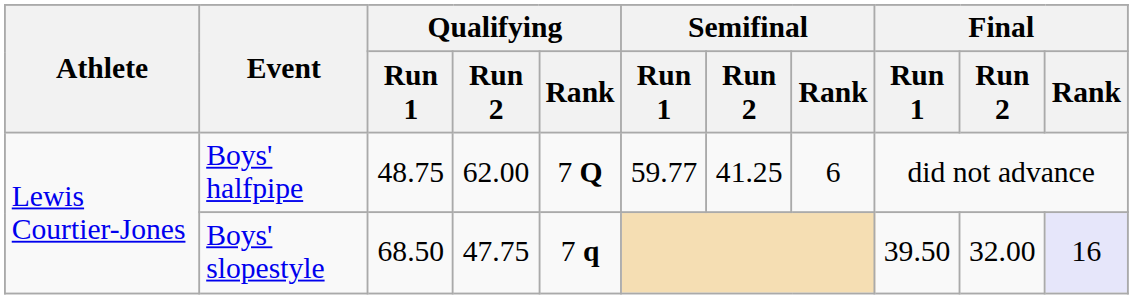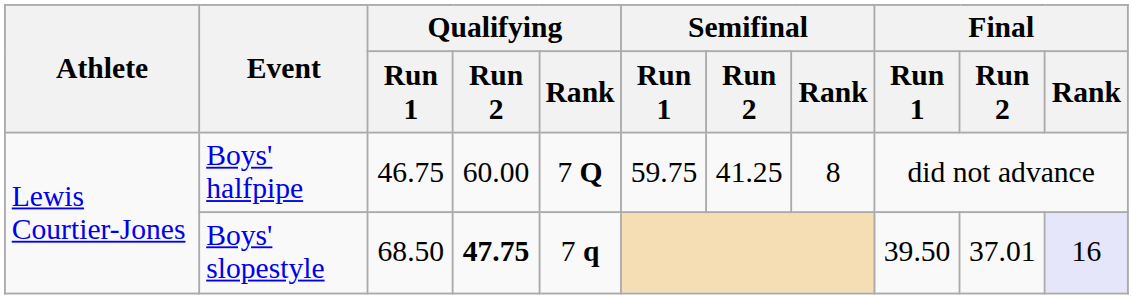(411, 171) 48.75 -> (411, 171) 46.75
(496, 171) 62.00 -> (496, 171) 60.00
(664, 171) 59.77 -> (664, 171) 59.75
(833, 171) 6 -> (833, 171) 8
(496, 252) normal -> (496, 252) bold
(1002, 252) 32.00 -> (1002, 252) 37.01
